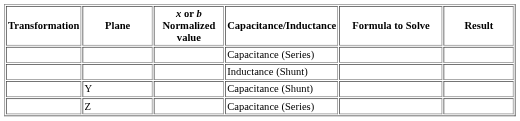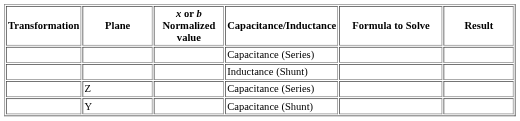rows swapped: (88, 106) <-> (88, 89)
